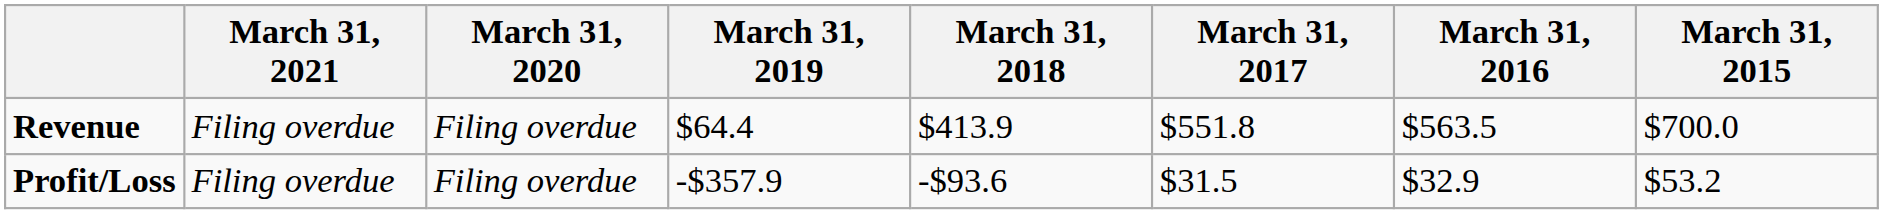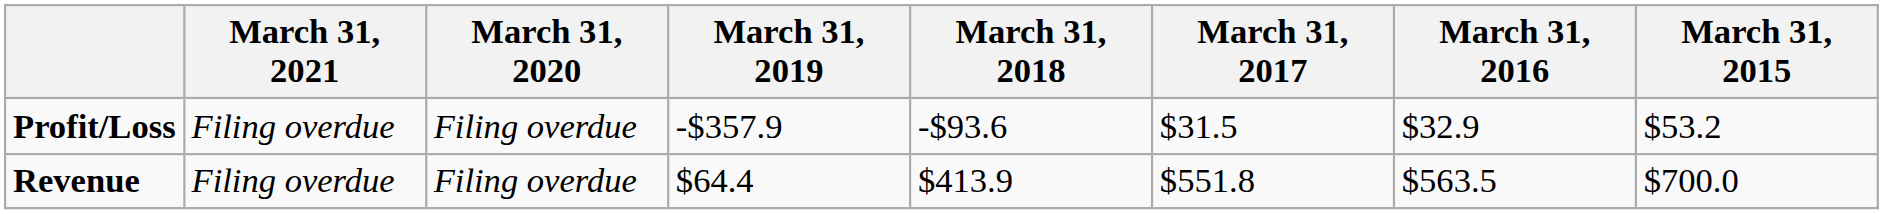rows swapped: (76, 125) <-> (94, 180)
